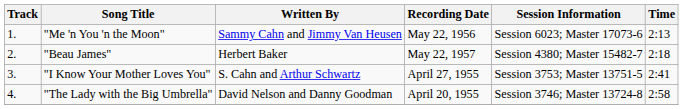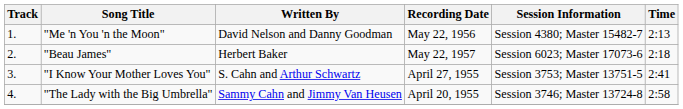(310, 34) Sammy Cahn and Jimmy Van Heusen -> (305, 34) David Nelson and Danny Goodman
(569, 34) Session 6023; Master 17073-6 -> (569, 34) Session 4380; Master 15482-7
(569, 54) Session 4380; Master 15482-7 -> (569, 54) Session 6023; Master 17073-6
(305, 94) David Nelson and Danny Goodman -> (310, 94) Sammy Cahn and Jimmy Van Heusen
